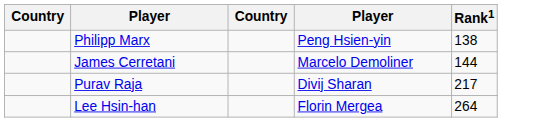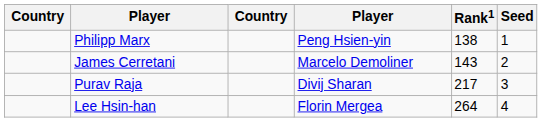+ column: (517, 17)
(466, 62) 144 -> (466, 62) 143
